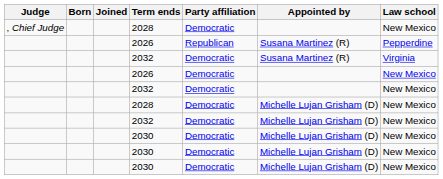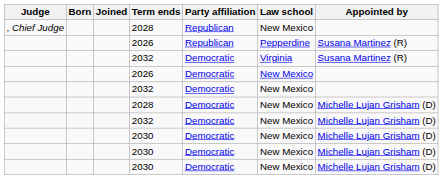columns swapped: (319, 12) <-> (409, 12)
(210, 27) Democratic -> (209, 27) Republican
